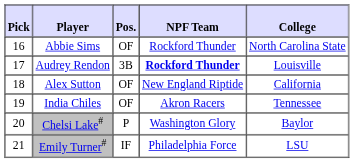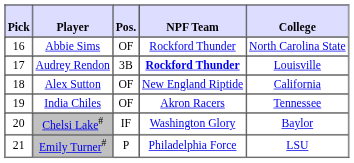(126, 123) P -> (126, 123) IF
(126, 146) IF -> (126, 146) P
